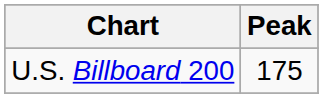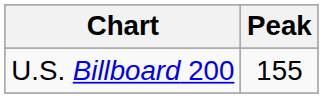(279, 70) 175 -> (279, 70) 155
